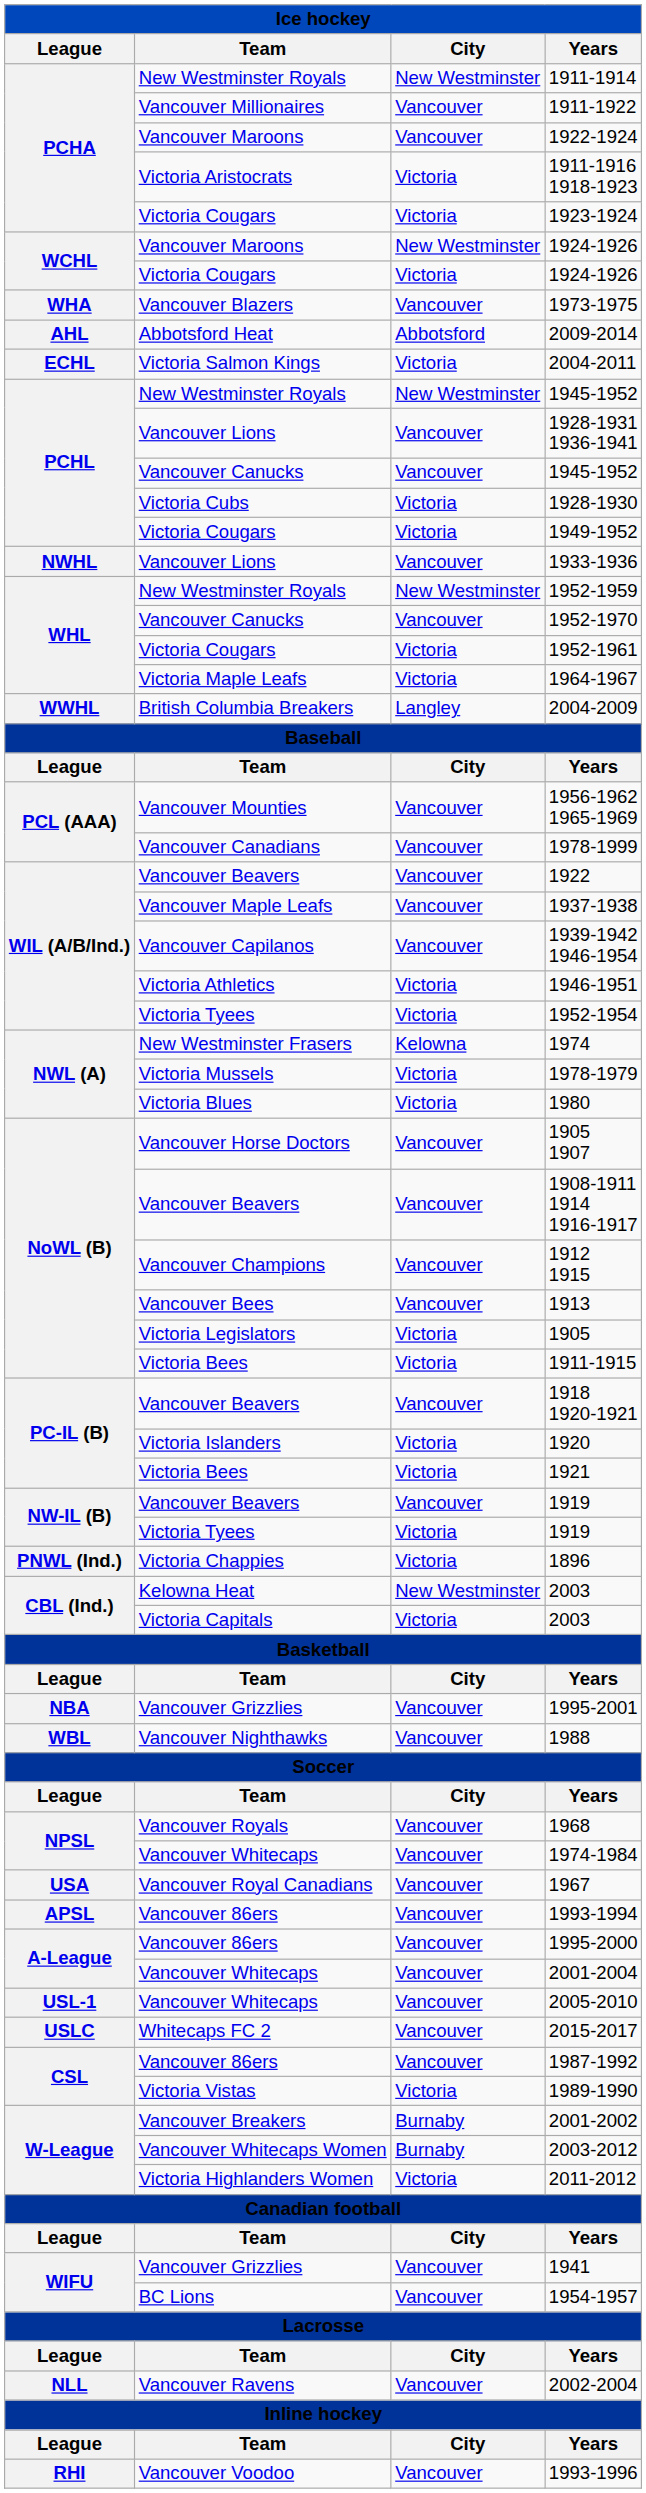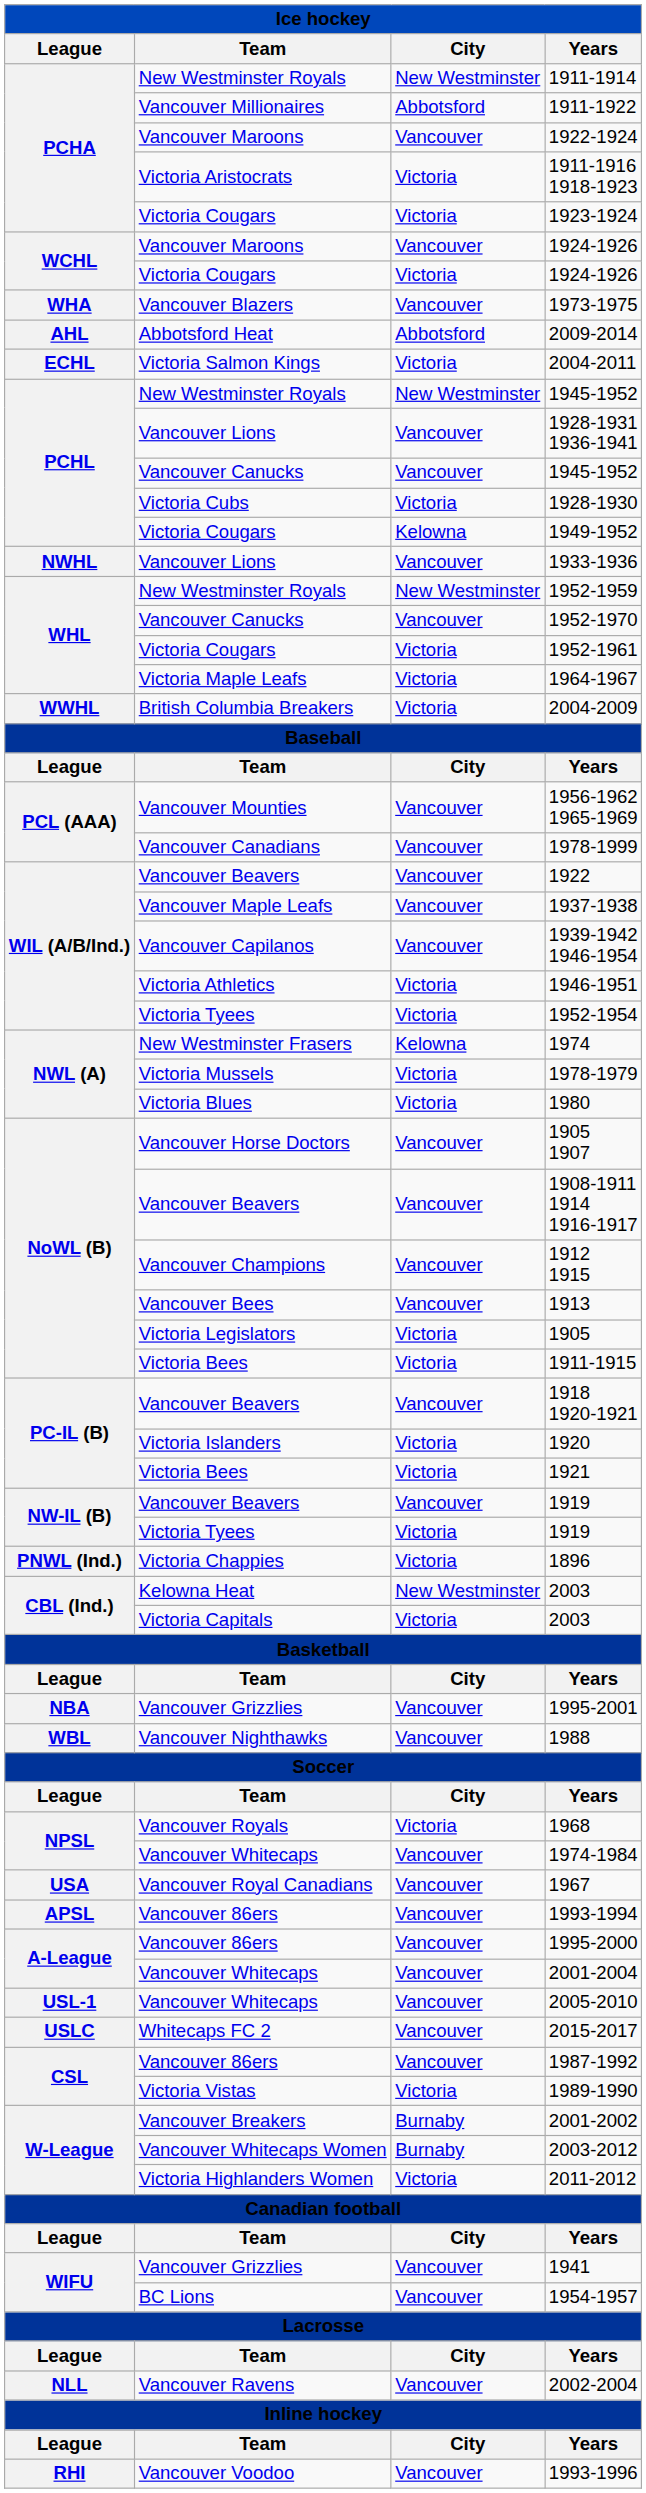(439, 107) Vancouver -> (440, 107) Abbotsford
(468, 246) New Westminster -> (439, 246) Vancouver
(426, 531) Victoria -> (431, 531) Kelowna
(428, 708) Langley -> (426, 708) Victoria
(439, 1826) Vancouver -> (426, 1826) Victoria
